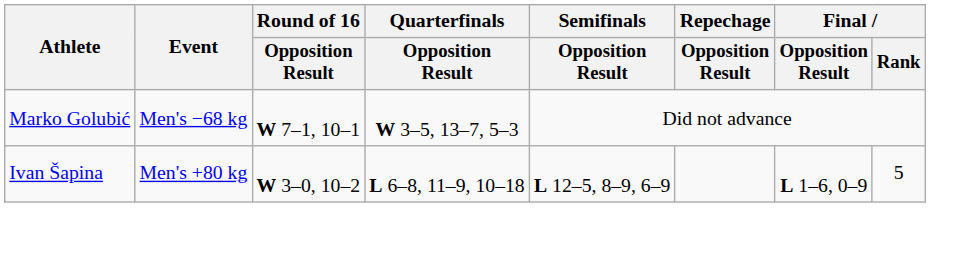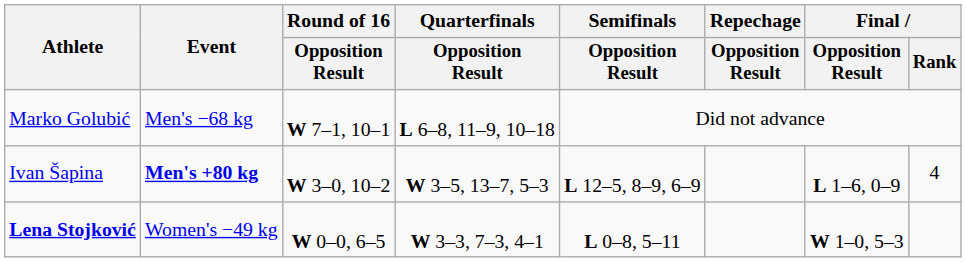(447, 129) W 3–5, 13–7, 5–3 -> (477, 129) L 6–8, 11–9, 10–18
(193, 173) normal -> (202, 173) bold
(447, 185) L 6–8, 11–9, 10–18 -> (477, 185) W 3–5, 13–7, 5–3
(899, 173) 5 -> (935, 173) 4
+ row: (73, 229)
